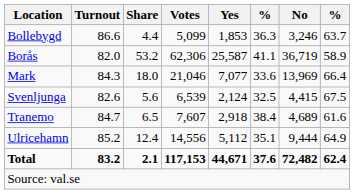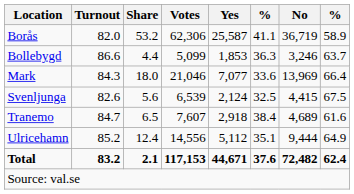rows swapped: (34, 35) <-> (23, 55)
